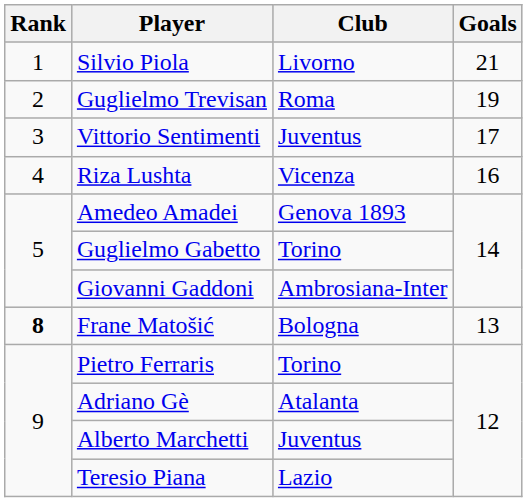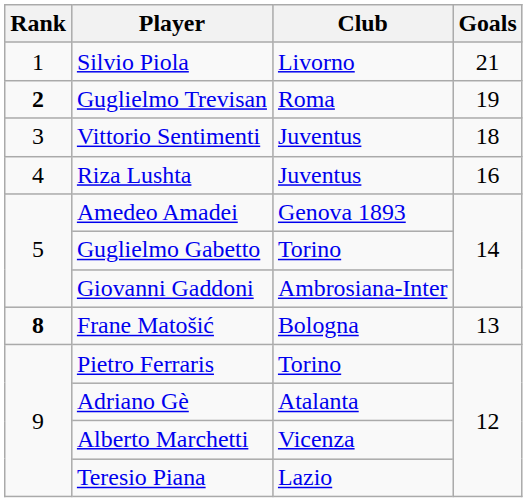(38, 99) normal -> (38, 99) bold
(488, 136) 17 -> (488, 136) 18
(316, 174) Vicenza -> (320, 174) Juventus
(320, 439) Juventus -> (316, 439) Vicenza
